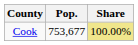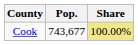(67, 31) 753,677 -> (67, 31) 743,677
